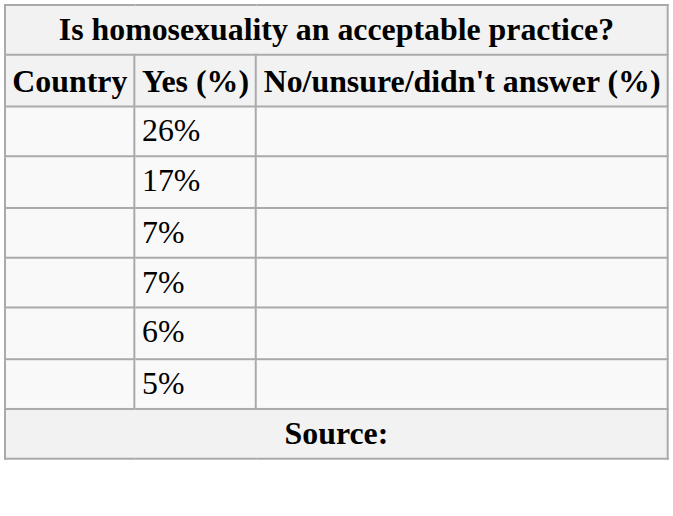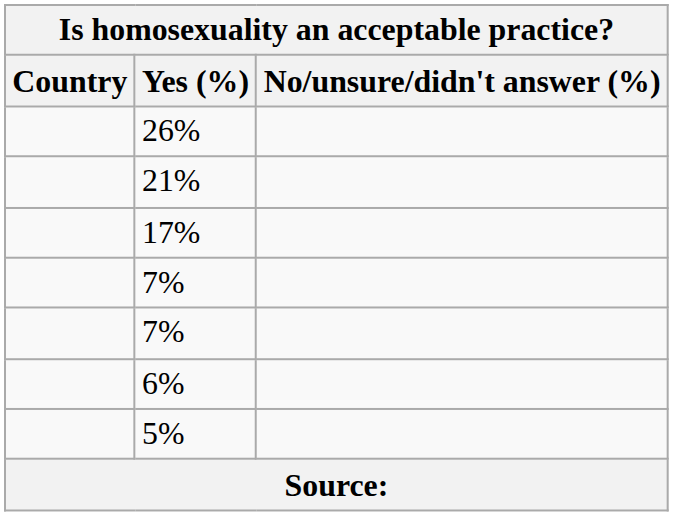+ row: (70, 182)
